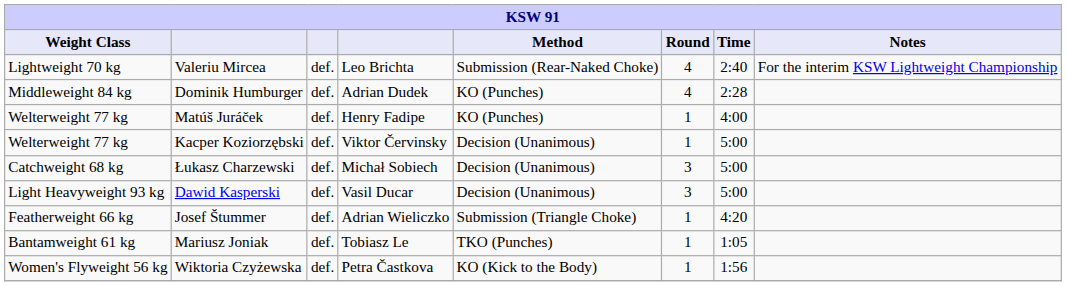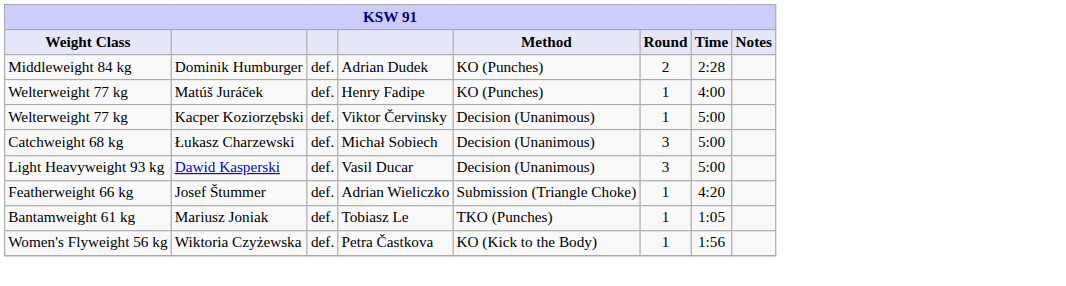- row: (220, 67)
(688, 92) 4 -> (665, 67) 2
